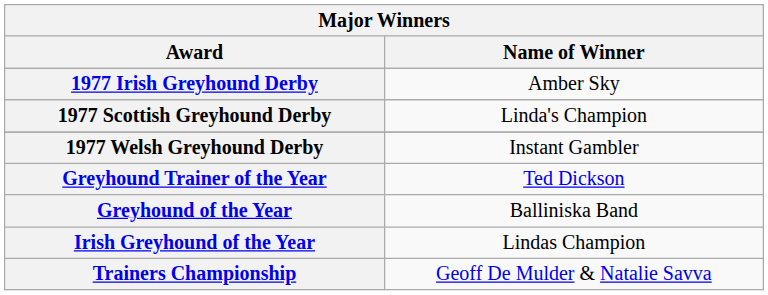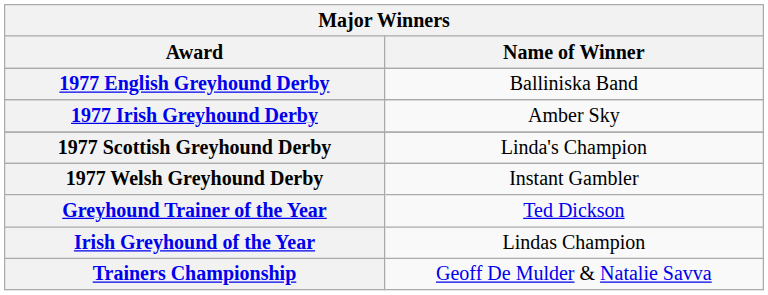+ row: (194, 83)
- row: (194, 210)
